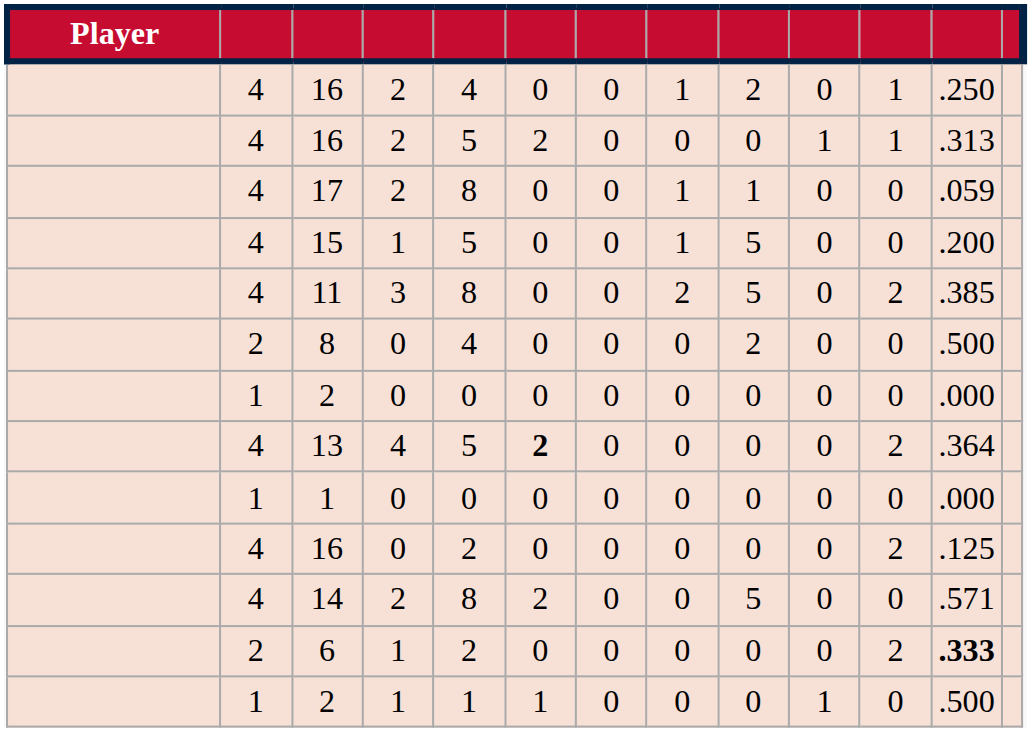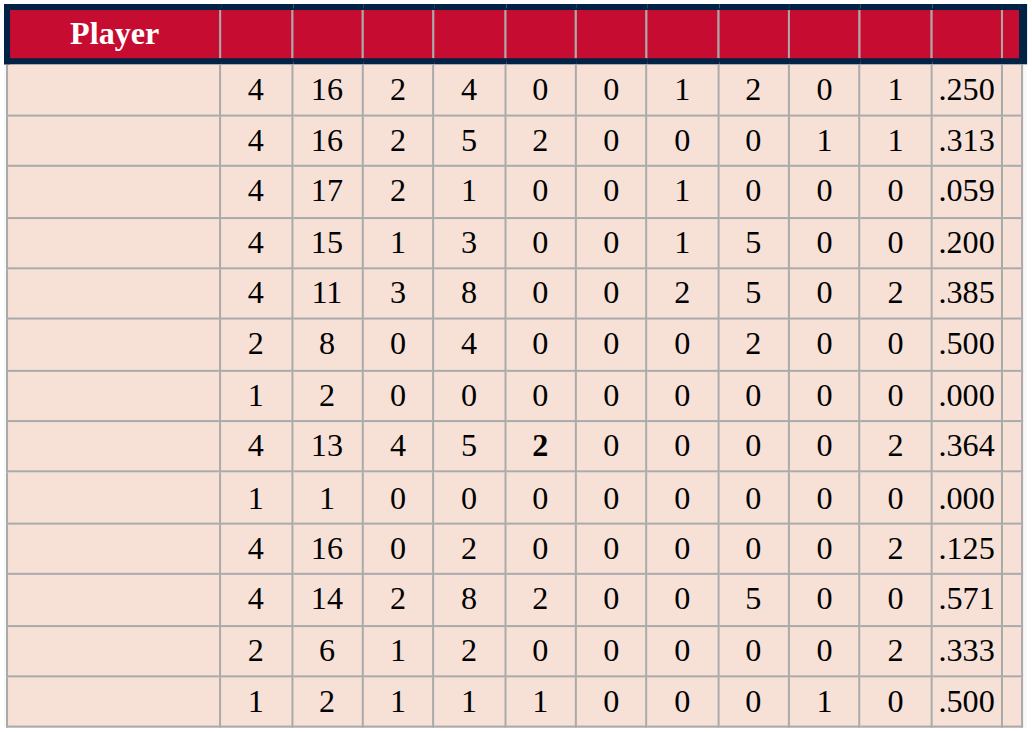(469, 191) 8 -> (469, 191) 1
(753, 191) 1 -> (753, 191) 0
(469, 242) 5 -> (469, 242) 3
(967, 650) bold -> (967, 650) normal
